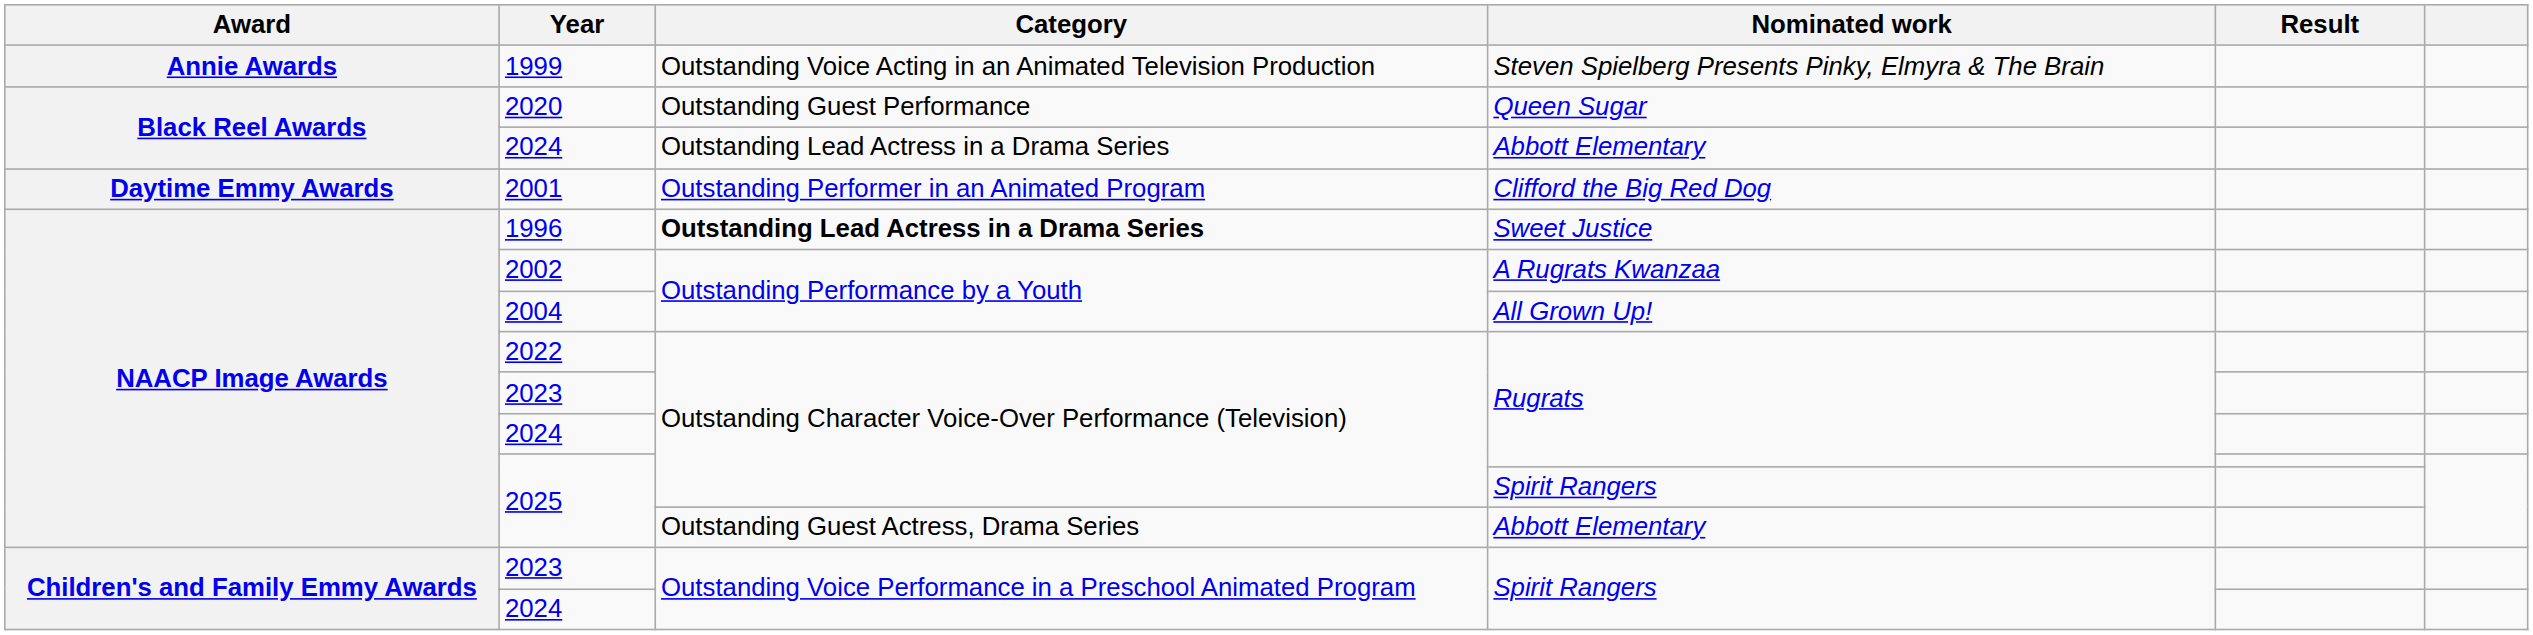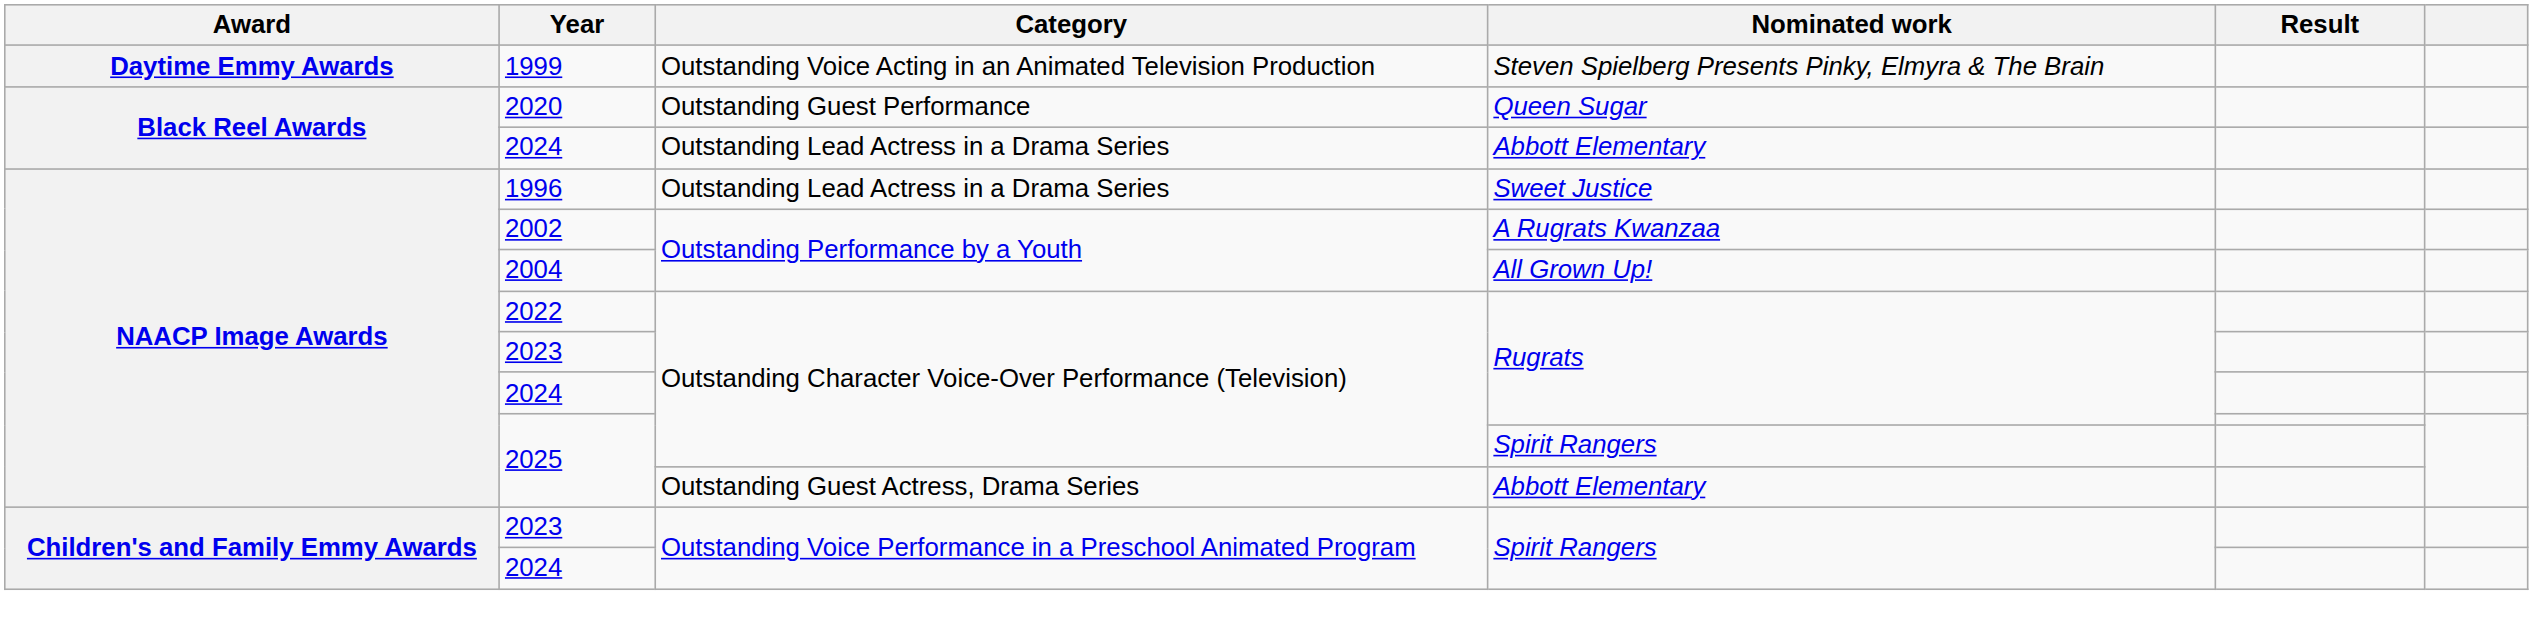(252, 65) Annie Awards -> (252, 65) Daytime Emmy Awards
- row: (534, 188)
(933, 229) bold -> (915, 188) normal
